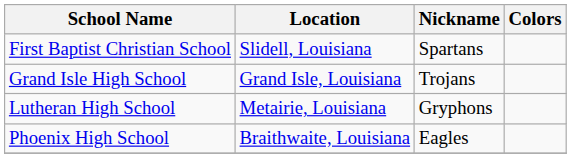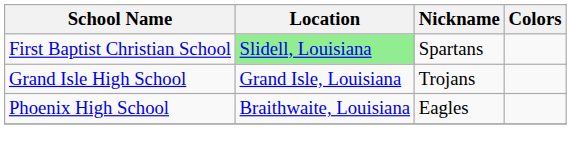(306, 49) no background -> (306, 49) lightgreen background
- row: (92, 108)
